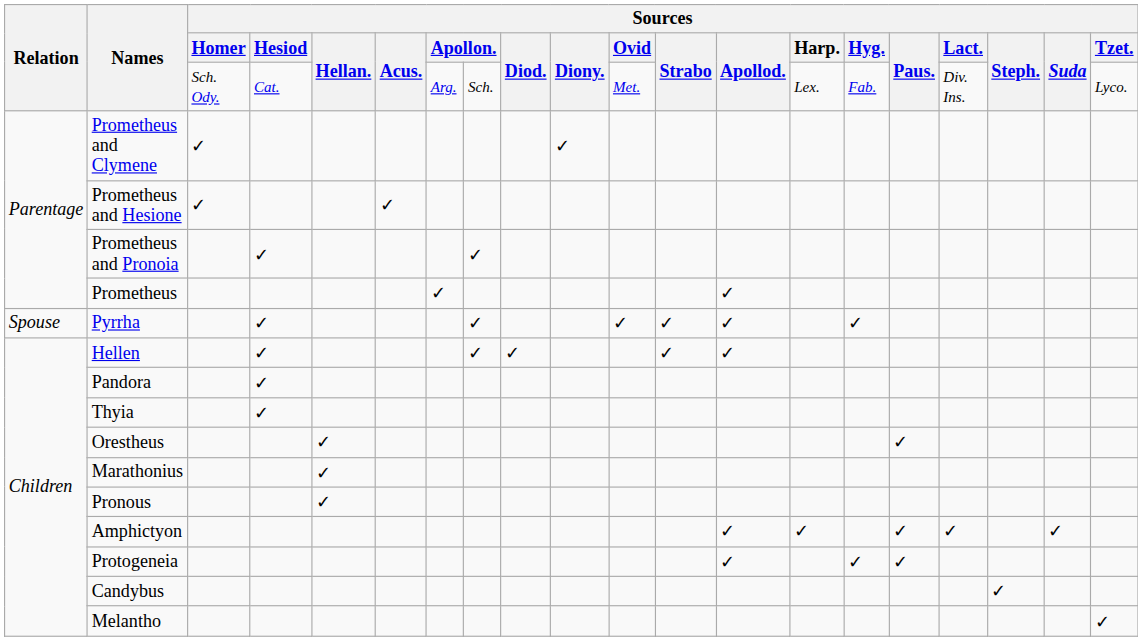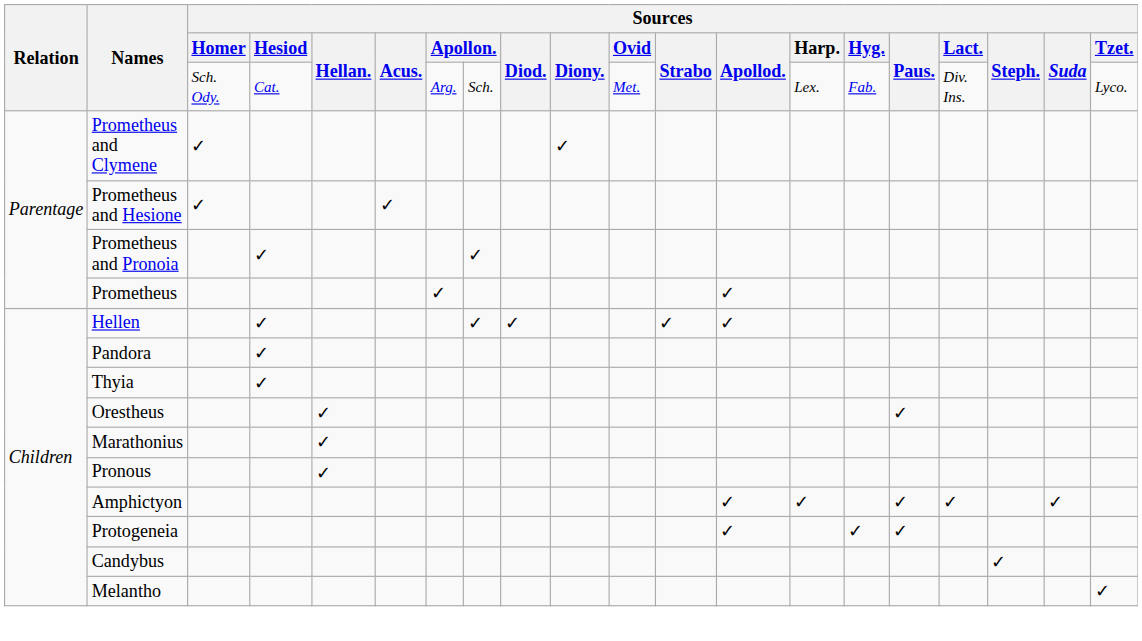- row: (116, 322)
